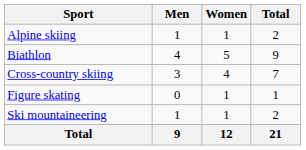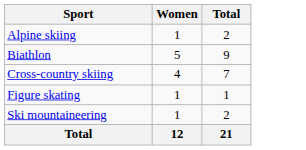- column: (177, 14)
